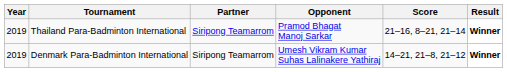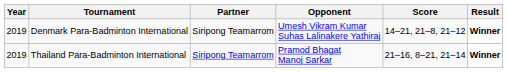rows swapped: (108, 31) <-> (109, 56)
